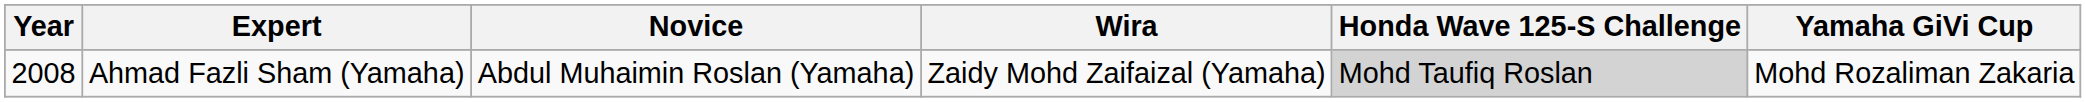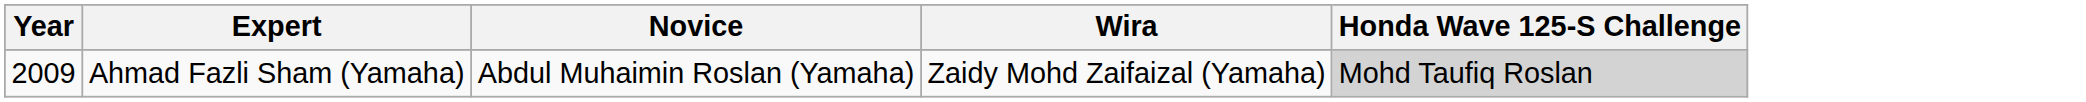- column: (1914, 27)
(44, 73) 2008 -> (44, 73) 2009
